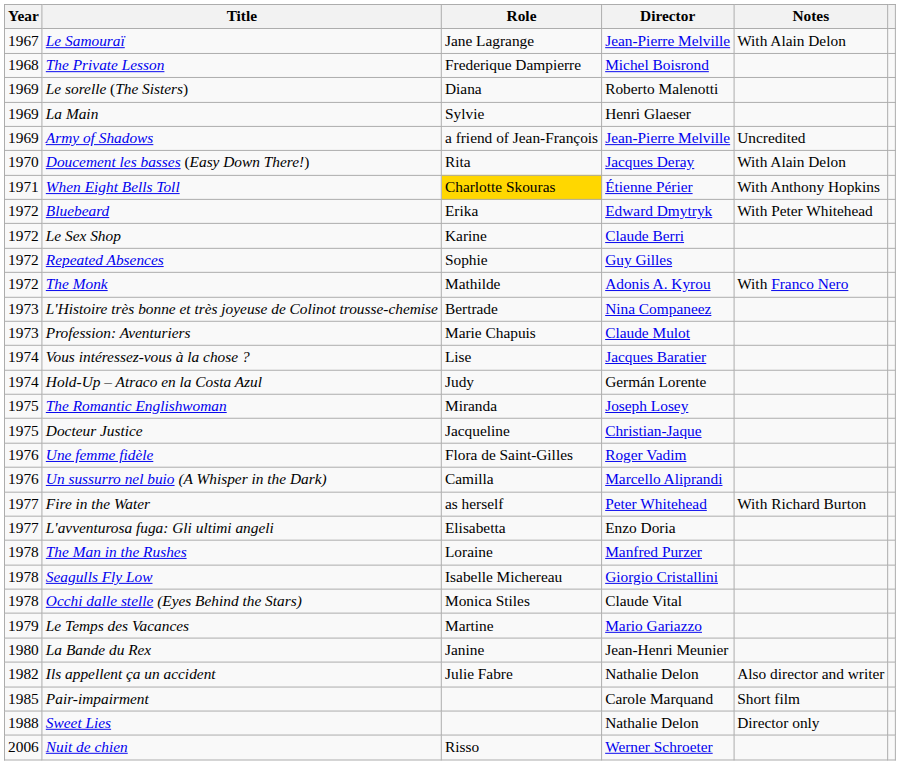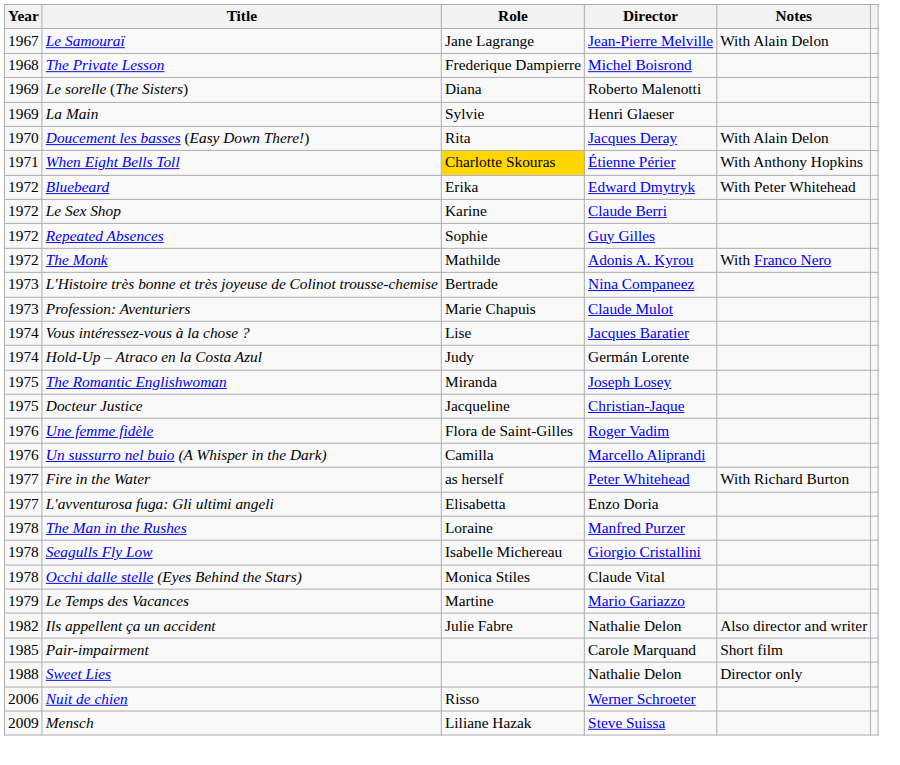- row: (100, 138)
- row: (98, 650)
+ row: (70, 723)
